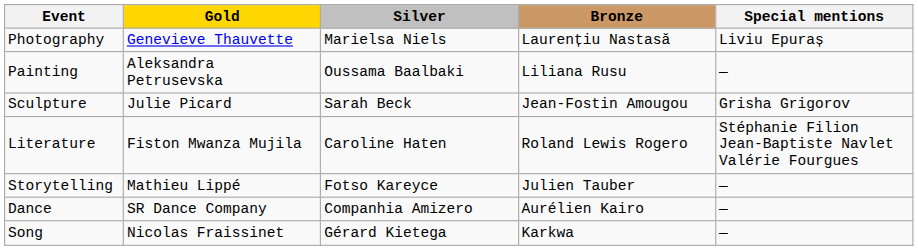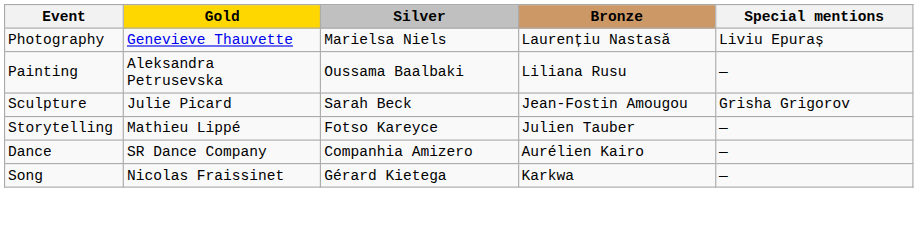- row: (52, 145)
